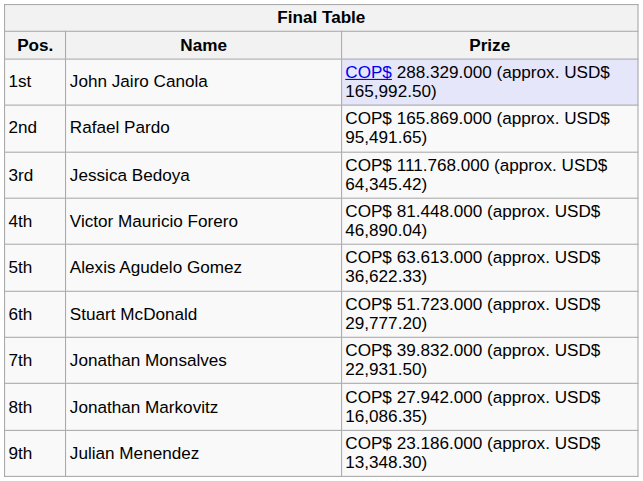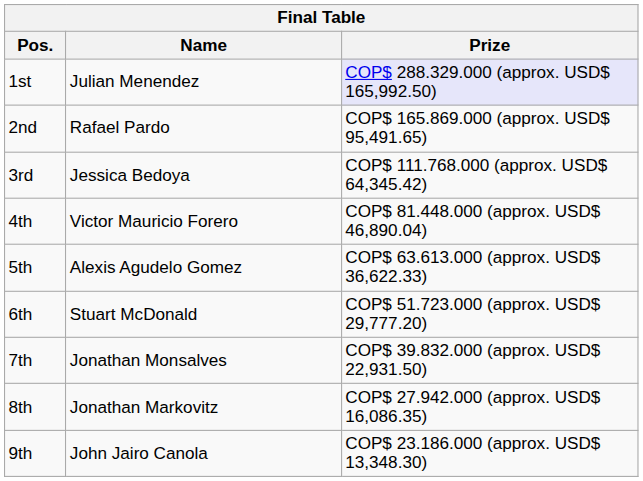(139, 82) John Jairo Canola -> (135, 82) Julian Menendez
(135, 453) Julian Menendez -> (139, 453) John Jairo Canola
